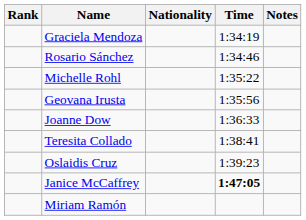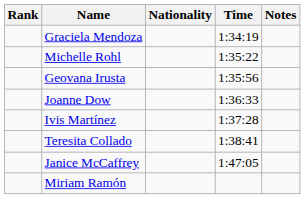- row: (89, 57)
+ row: (80, 120)
- row: (81, 162)
(239, 183) bold -> (238, 162) normal
